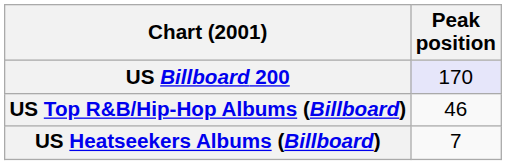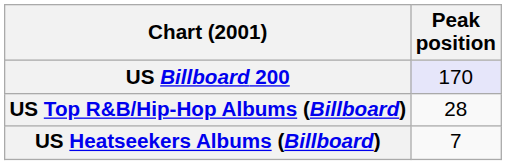(456, 109) 46 -> (456, 109) 28
